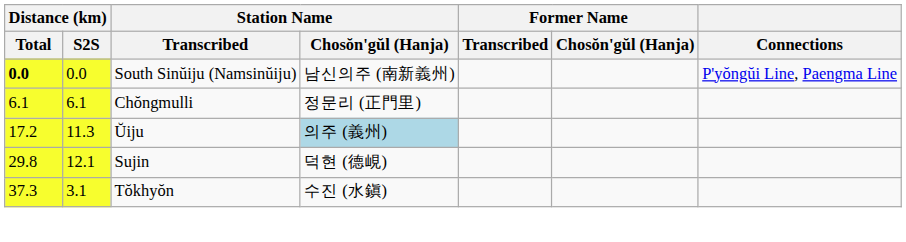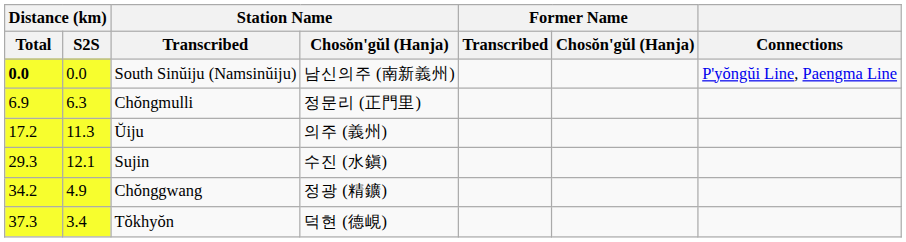(19, 102) 6.1 -> (19, 102) 6.9
(77, 102) 6.1 -> (77, 102) 6.3
(346, 132) lightblue background -> (346, 132) no background
(23, 161) 29.8 -> (23, 161) 29.3
(346, 161) 덕현 (德峴) -> (346, 161) 수진 (水鎭)
+ row: (158, 191)
(77, 191) 3.1 -> (77, 221) 3.4
(346, 191) 수진 (水鎭) -> (346, 221) 덕현 (德峴)
